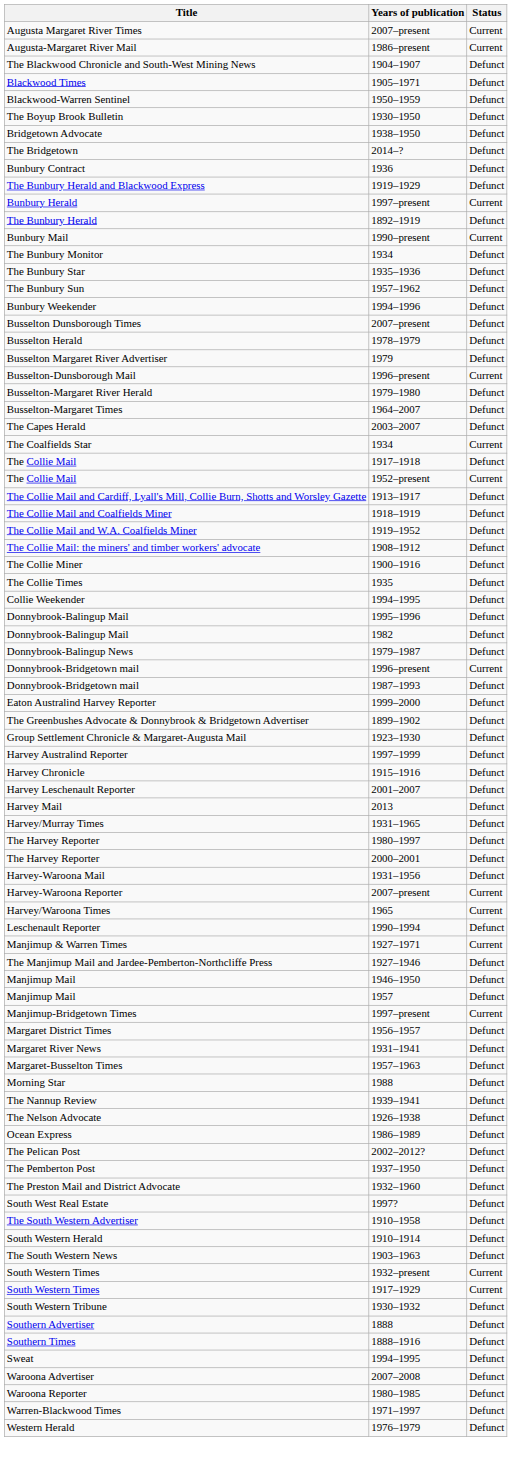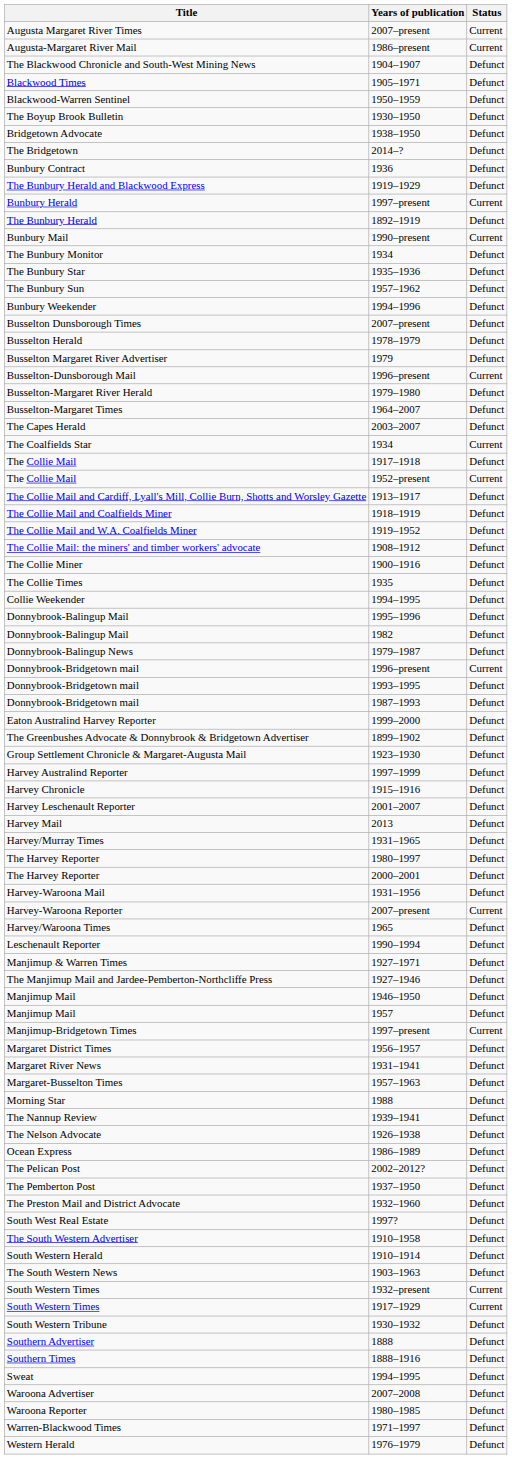+ row: (73, 686)
(486, 910) Current -> (487, 927) Defunct
(486, 944) Current -> (487, 962) Defunct
